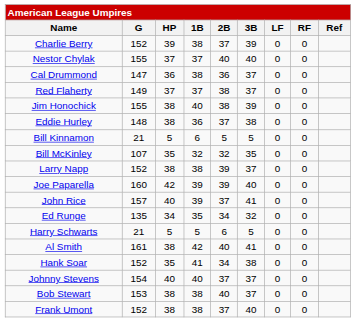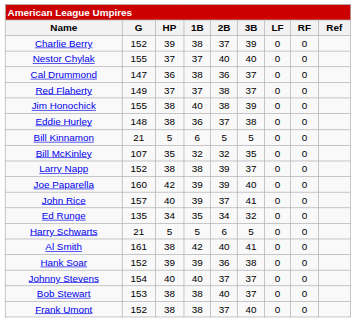(169, 262) 35 -> (169, 262) 39
(197, 262) 41 -> (197, 262) 39
(224, 262) 34 -> (224, 262) 36
